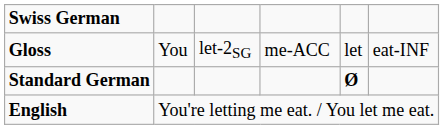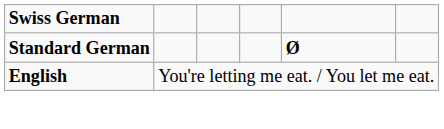- row: (30, 49)
